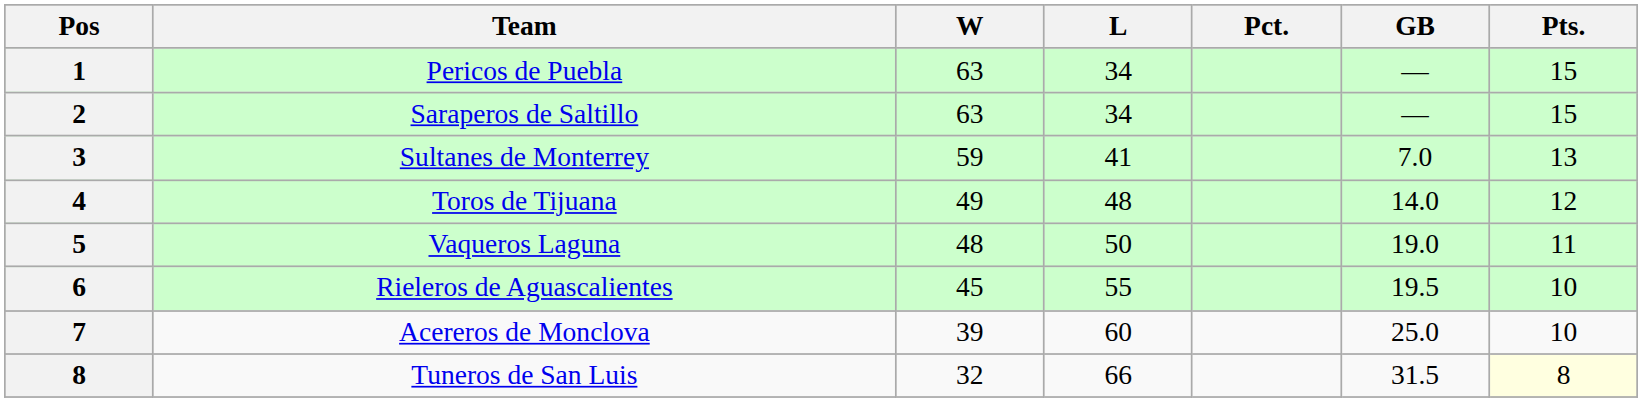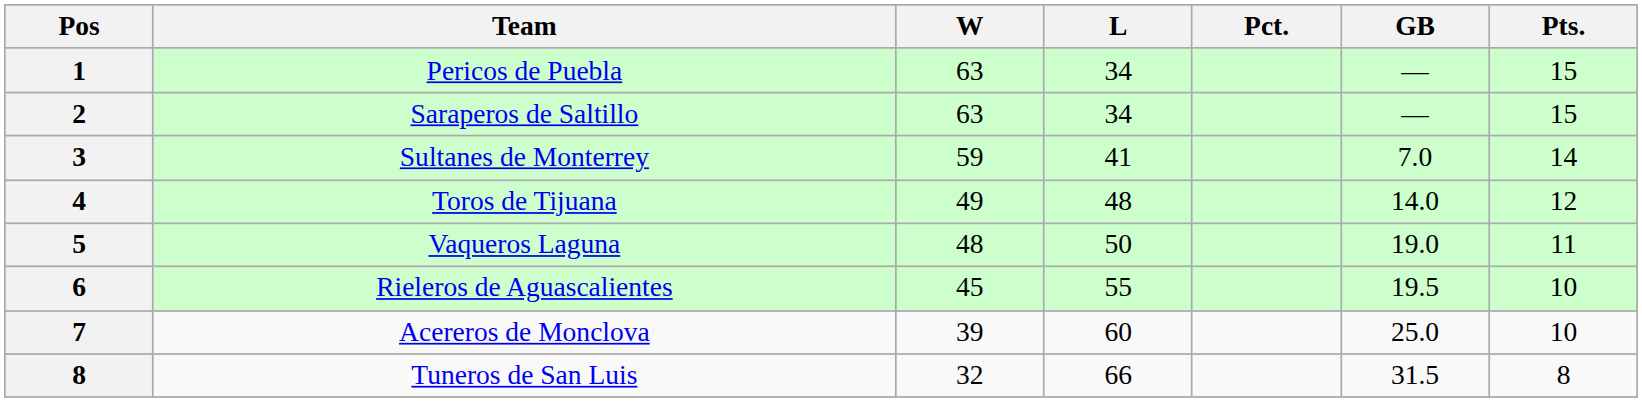(1564, 157) 13 -> (1564, 157) 14
(1564, 375) lightyellow background -> (1564, 375) no background
